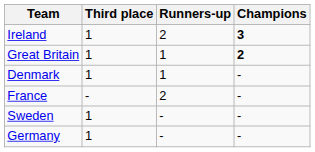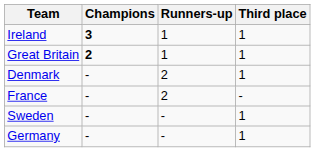columns swapped: (272, 14) <-> (119, 14)
(163, 34) 2 -> (164, 34) 1
(163, 75) 1 -> (164, 75) 2
